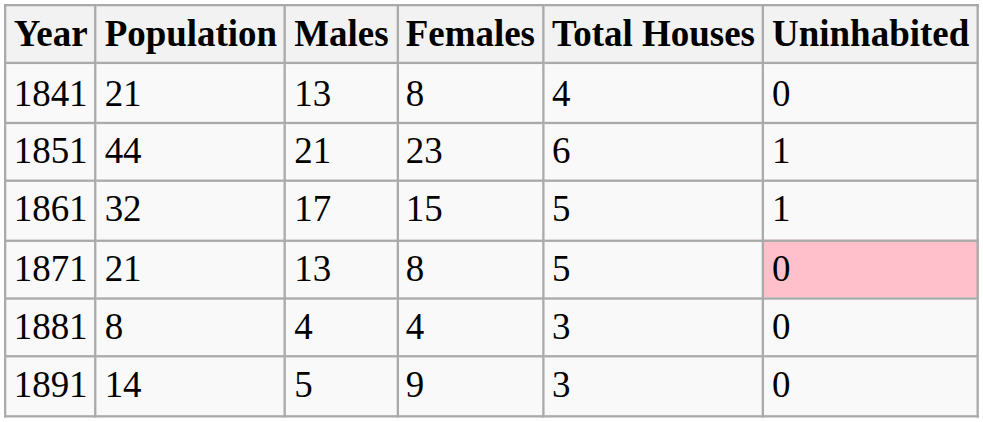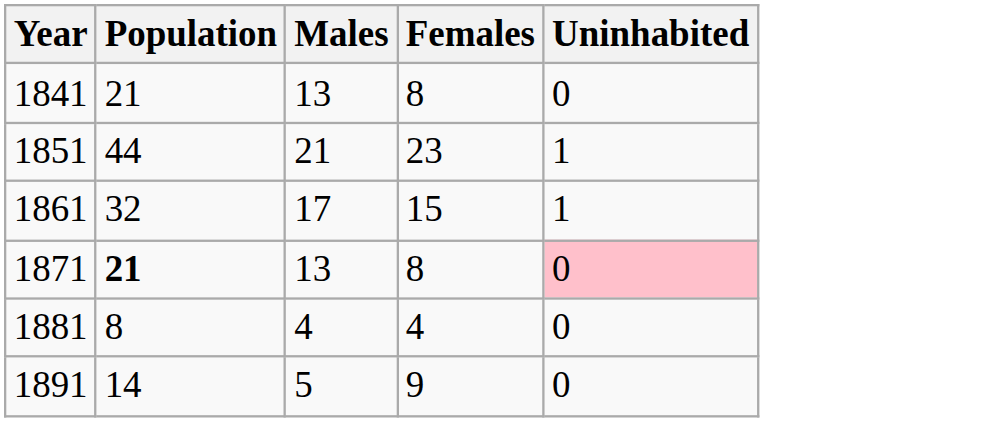- column: (654, 33)
(123, 268) normal -> (123, 268) bold
